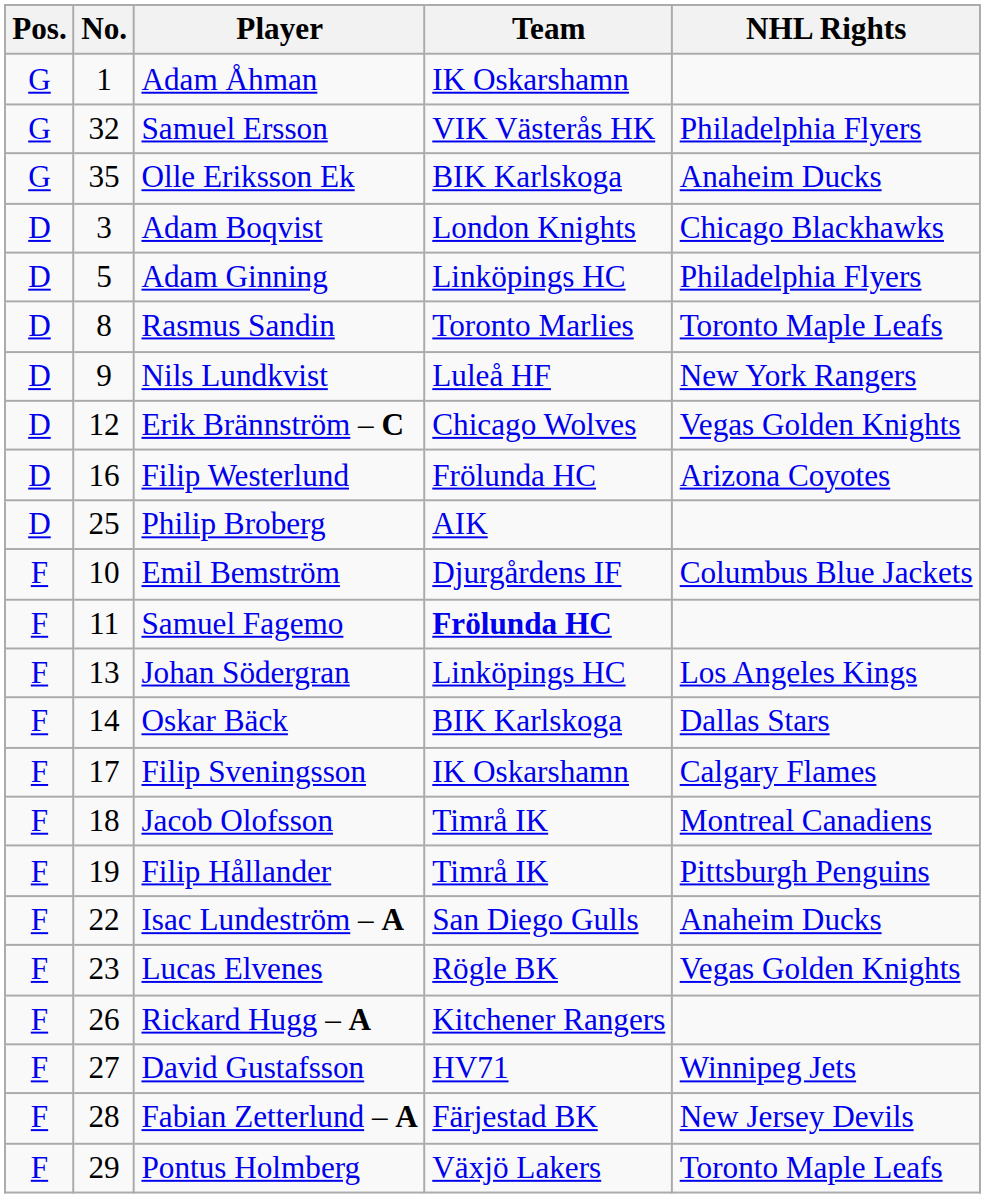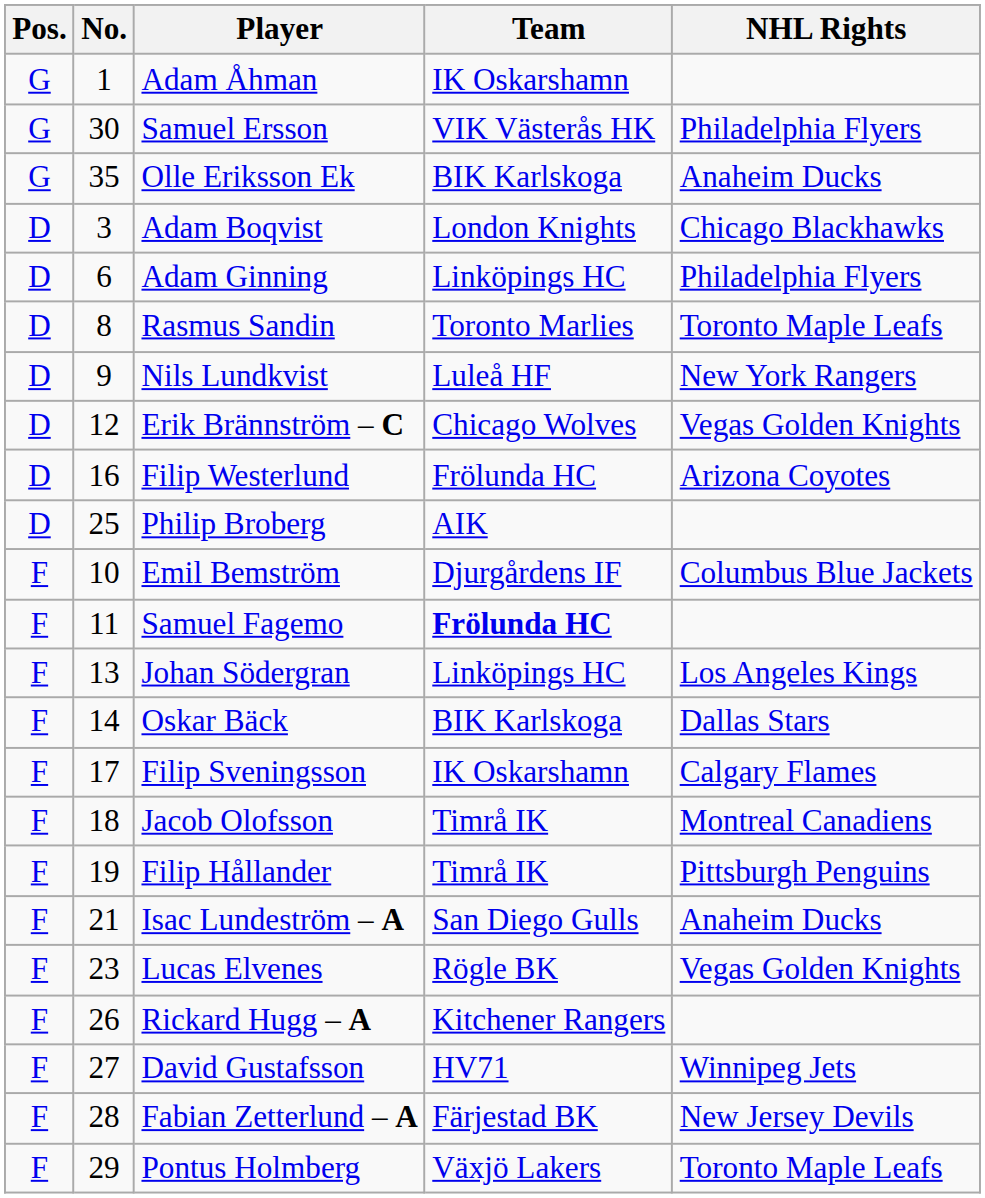(104, 128) 32 -> (104, 128) 30
(104, 276) 5 -> (104, 276) 6
(104, 919) 22 -> (104, 919) 21
